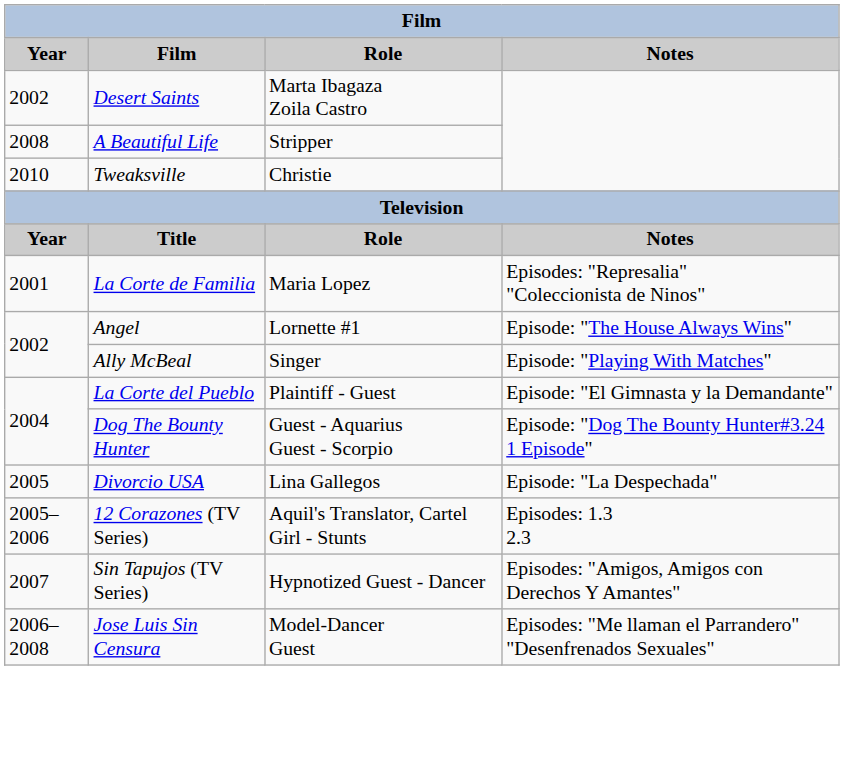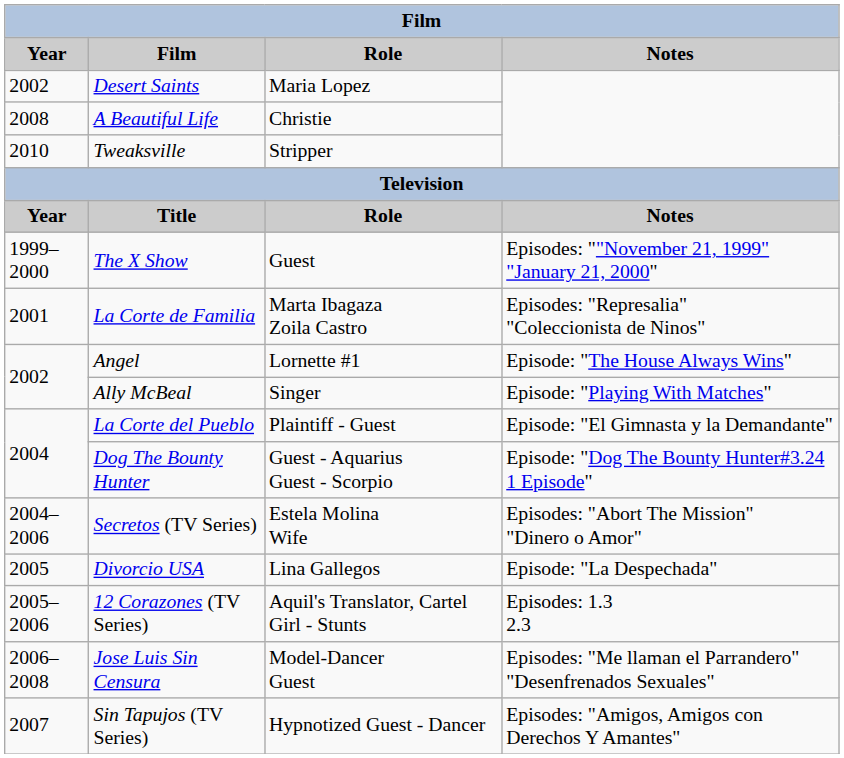(326, 97) Marta Ibagaza Zoila Castro -> (320, 86) Maria Lopez
(301, 142) Stripper -> (300, 118) Christie
(300, 174) Christie -> (301, 151) Stripper
+ row: (141, 260)
(320, 283) Maria Lopez -> (326, 316) Marta Ibagaza Zoila Castro
+ row: (175, 525)
rows swapped: (158, 581) <-> (146, 637)
